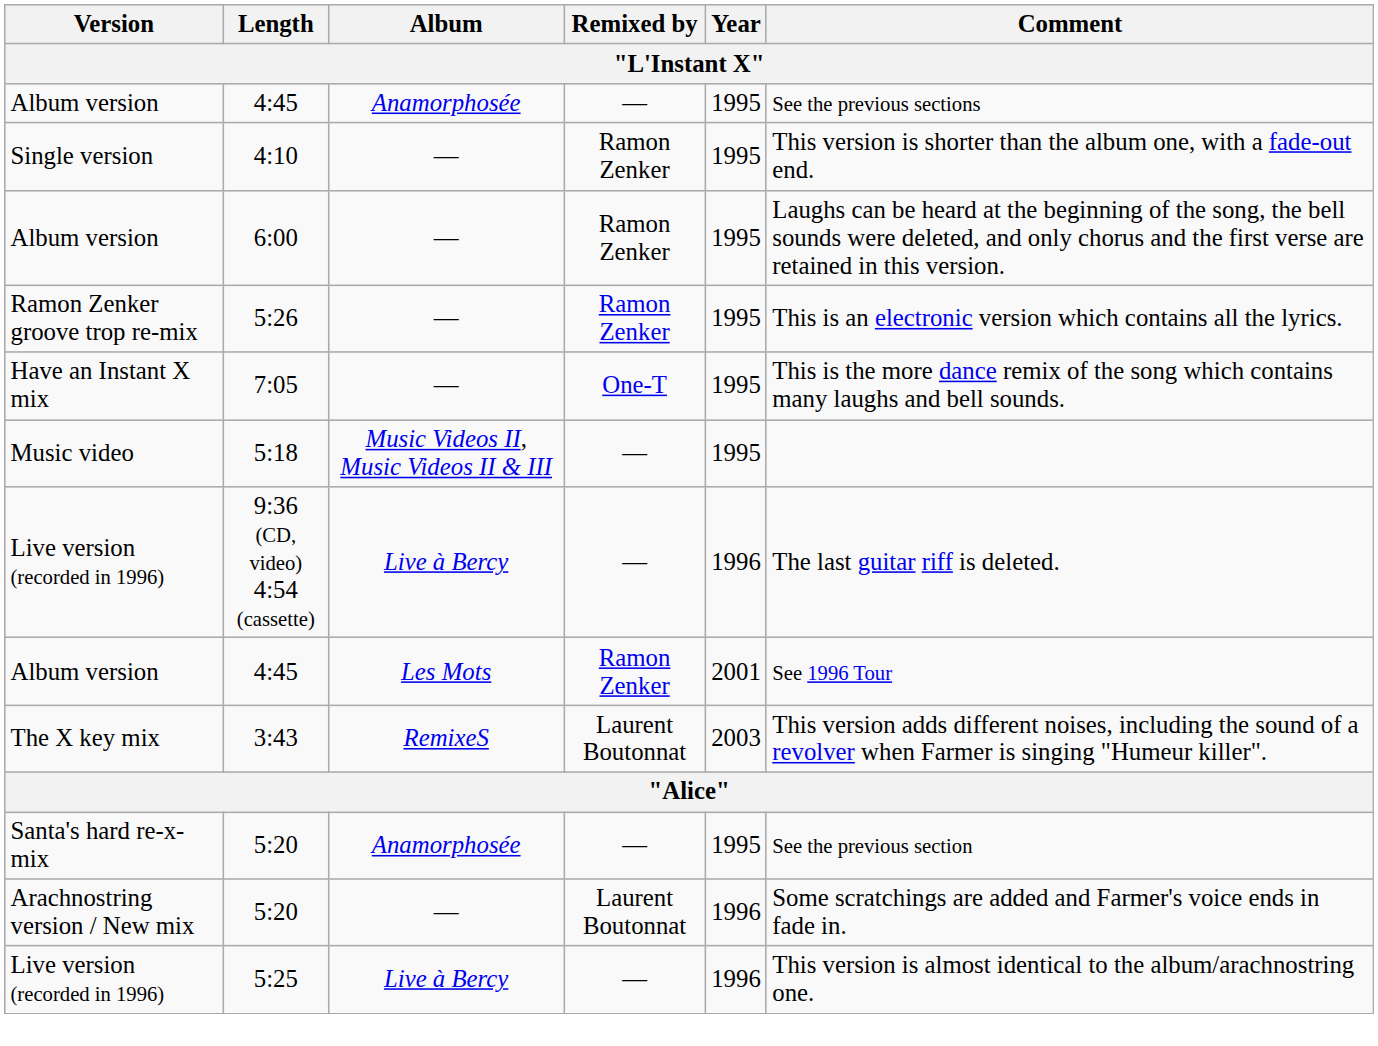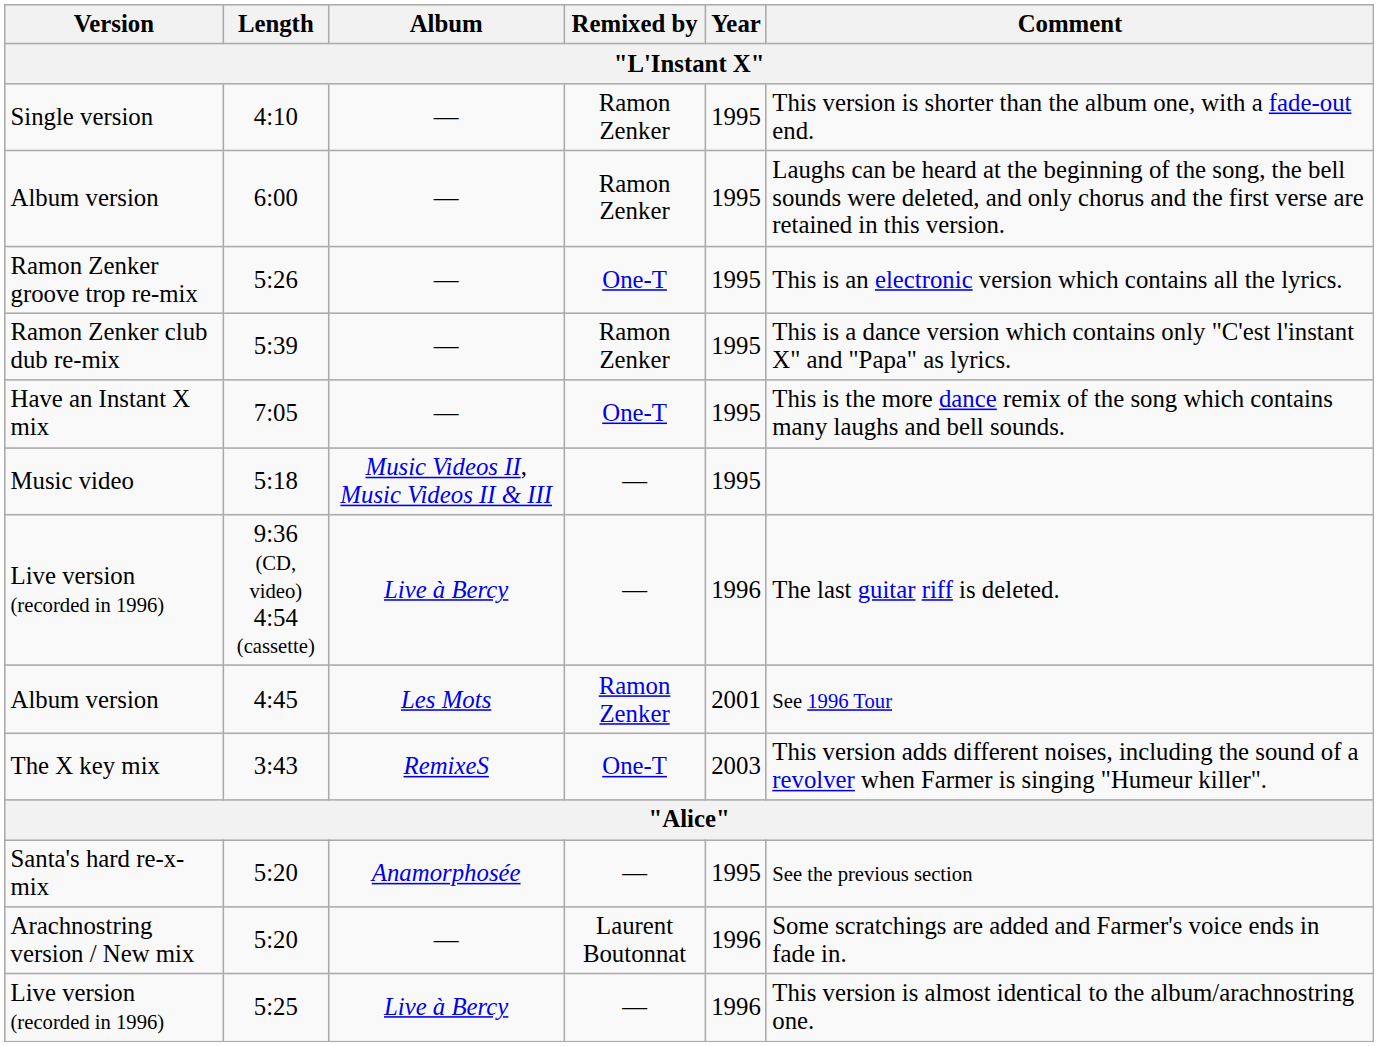- row: (276, 102)
(635, 318) Ramon Zenker -> (635, 279) One-T
+ row: (276, 346)
(635, 738) Laurent Boutonnat -> (635, 766) One-T
